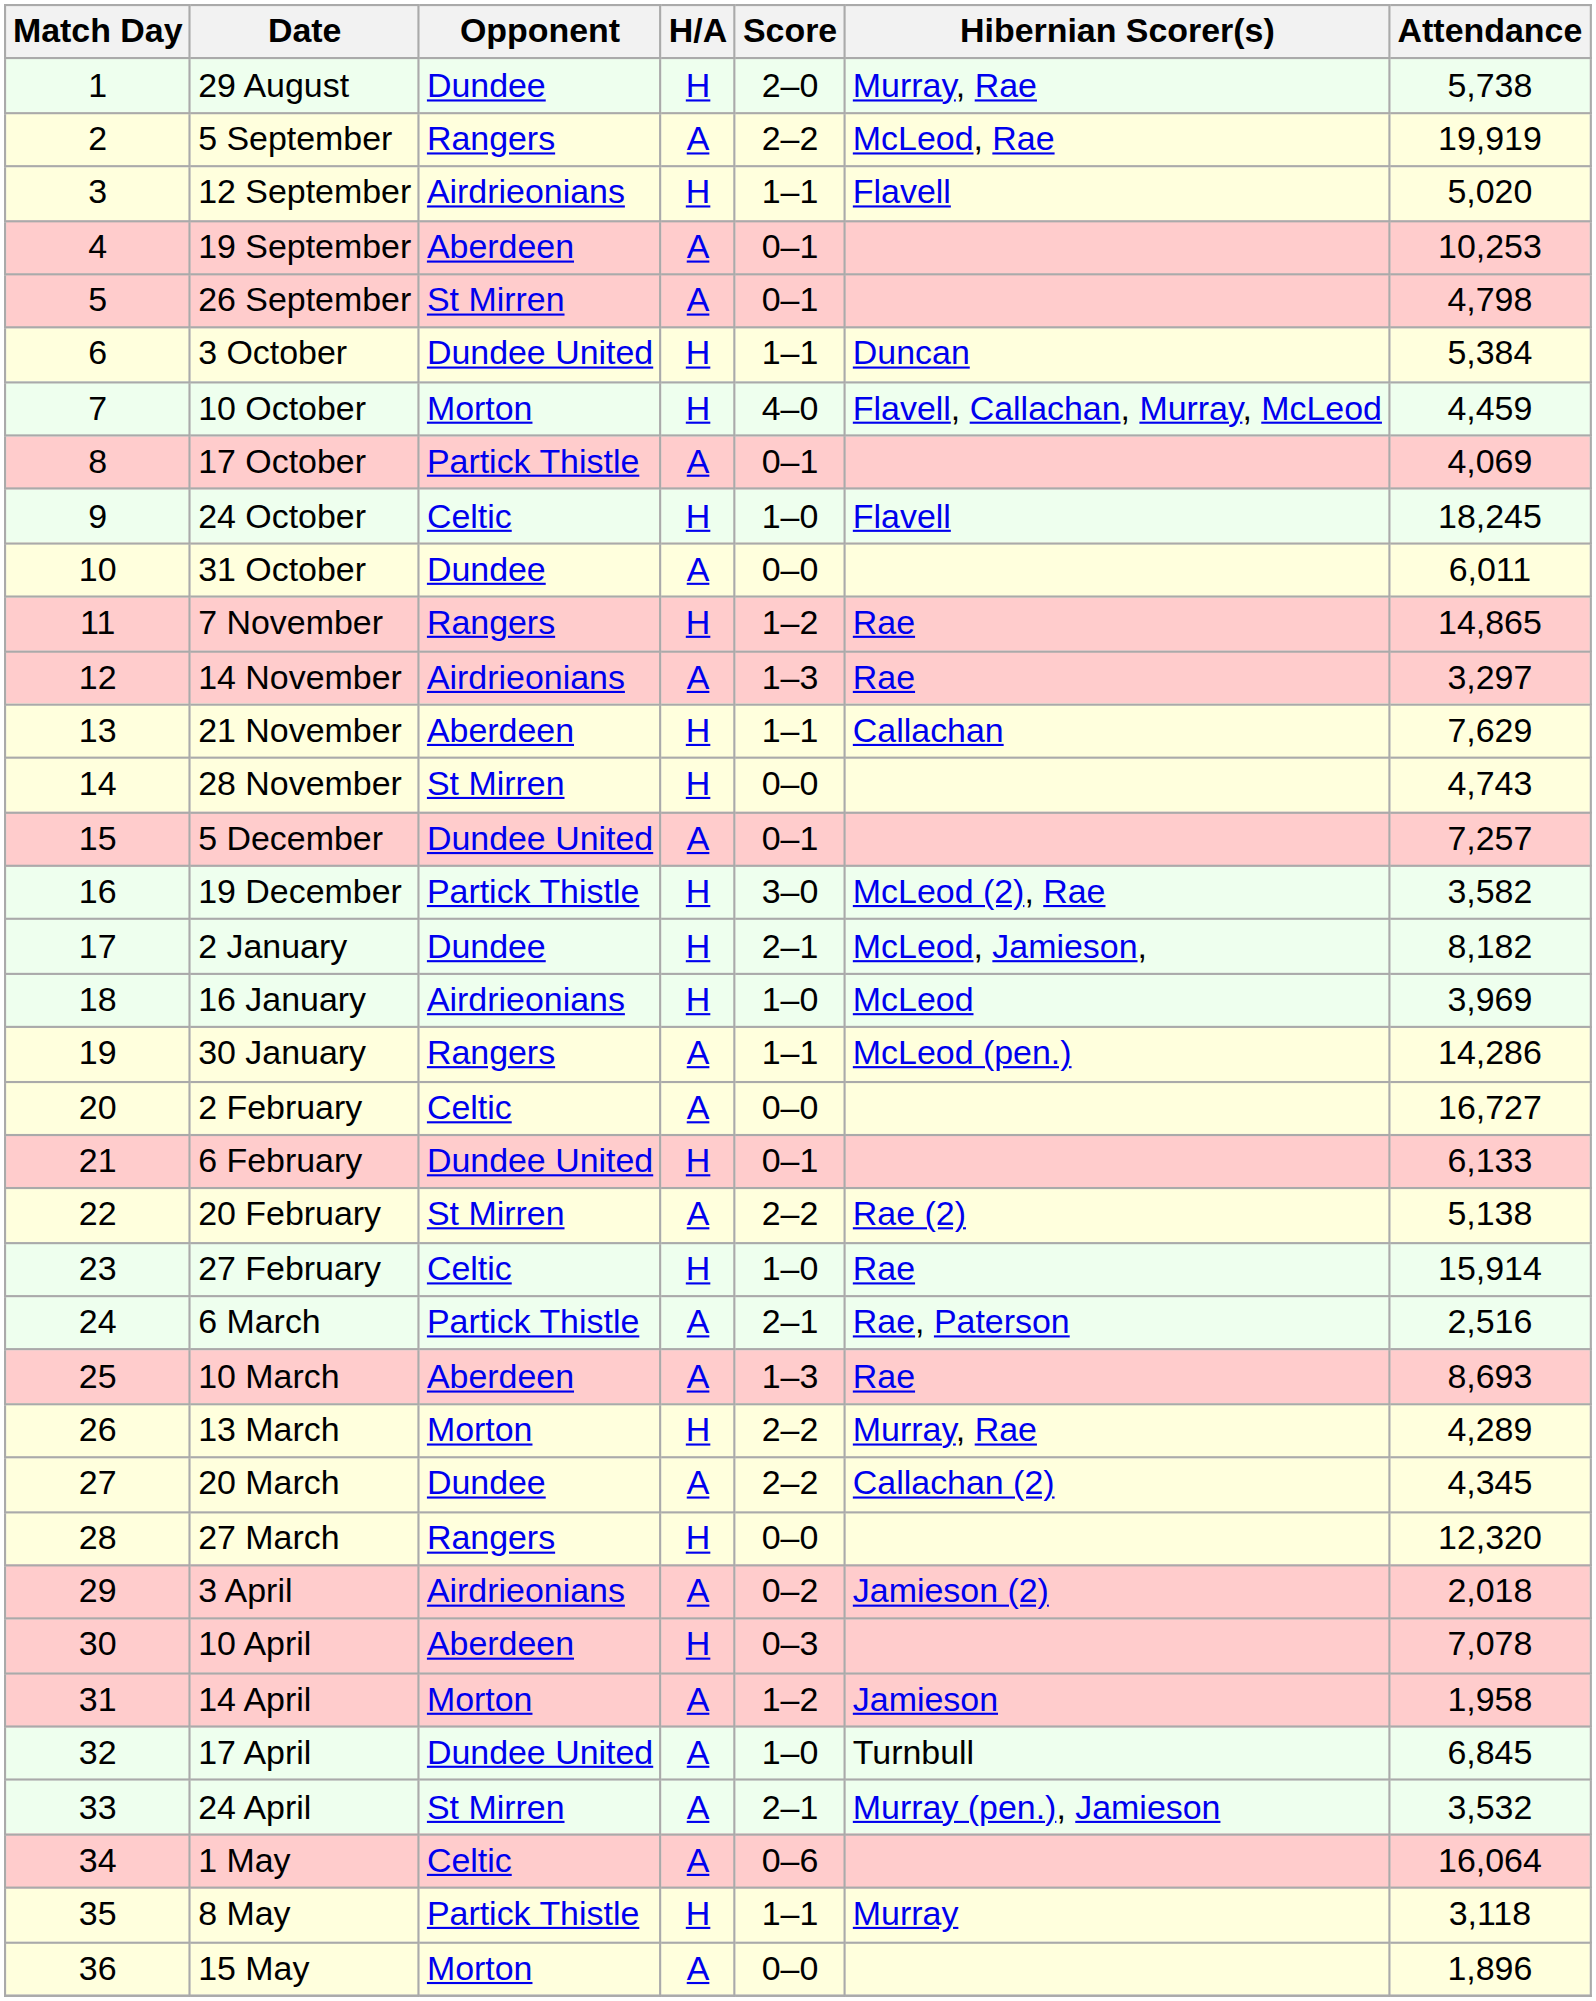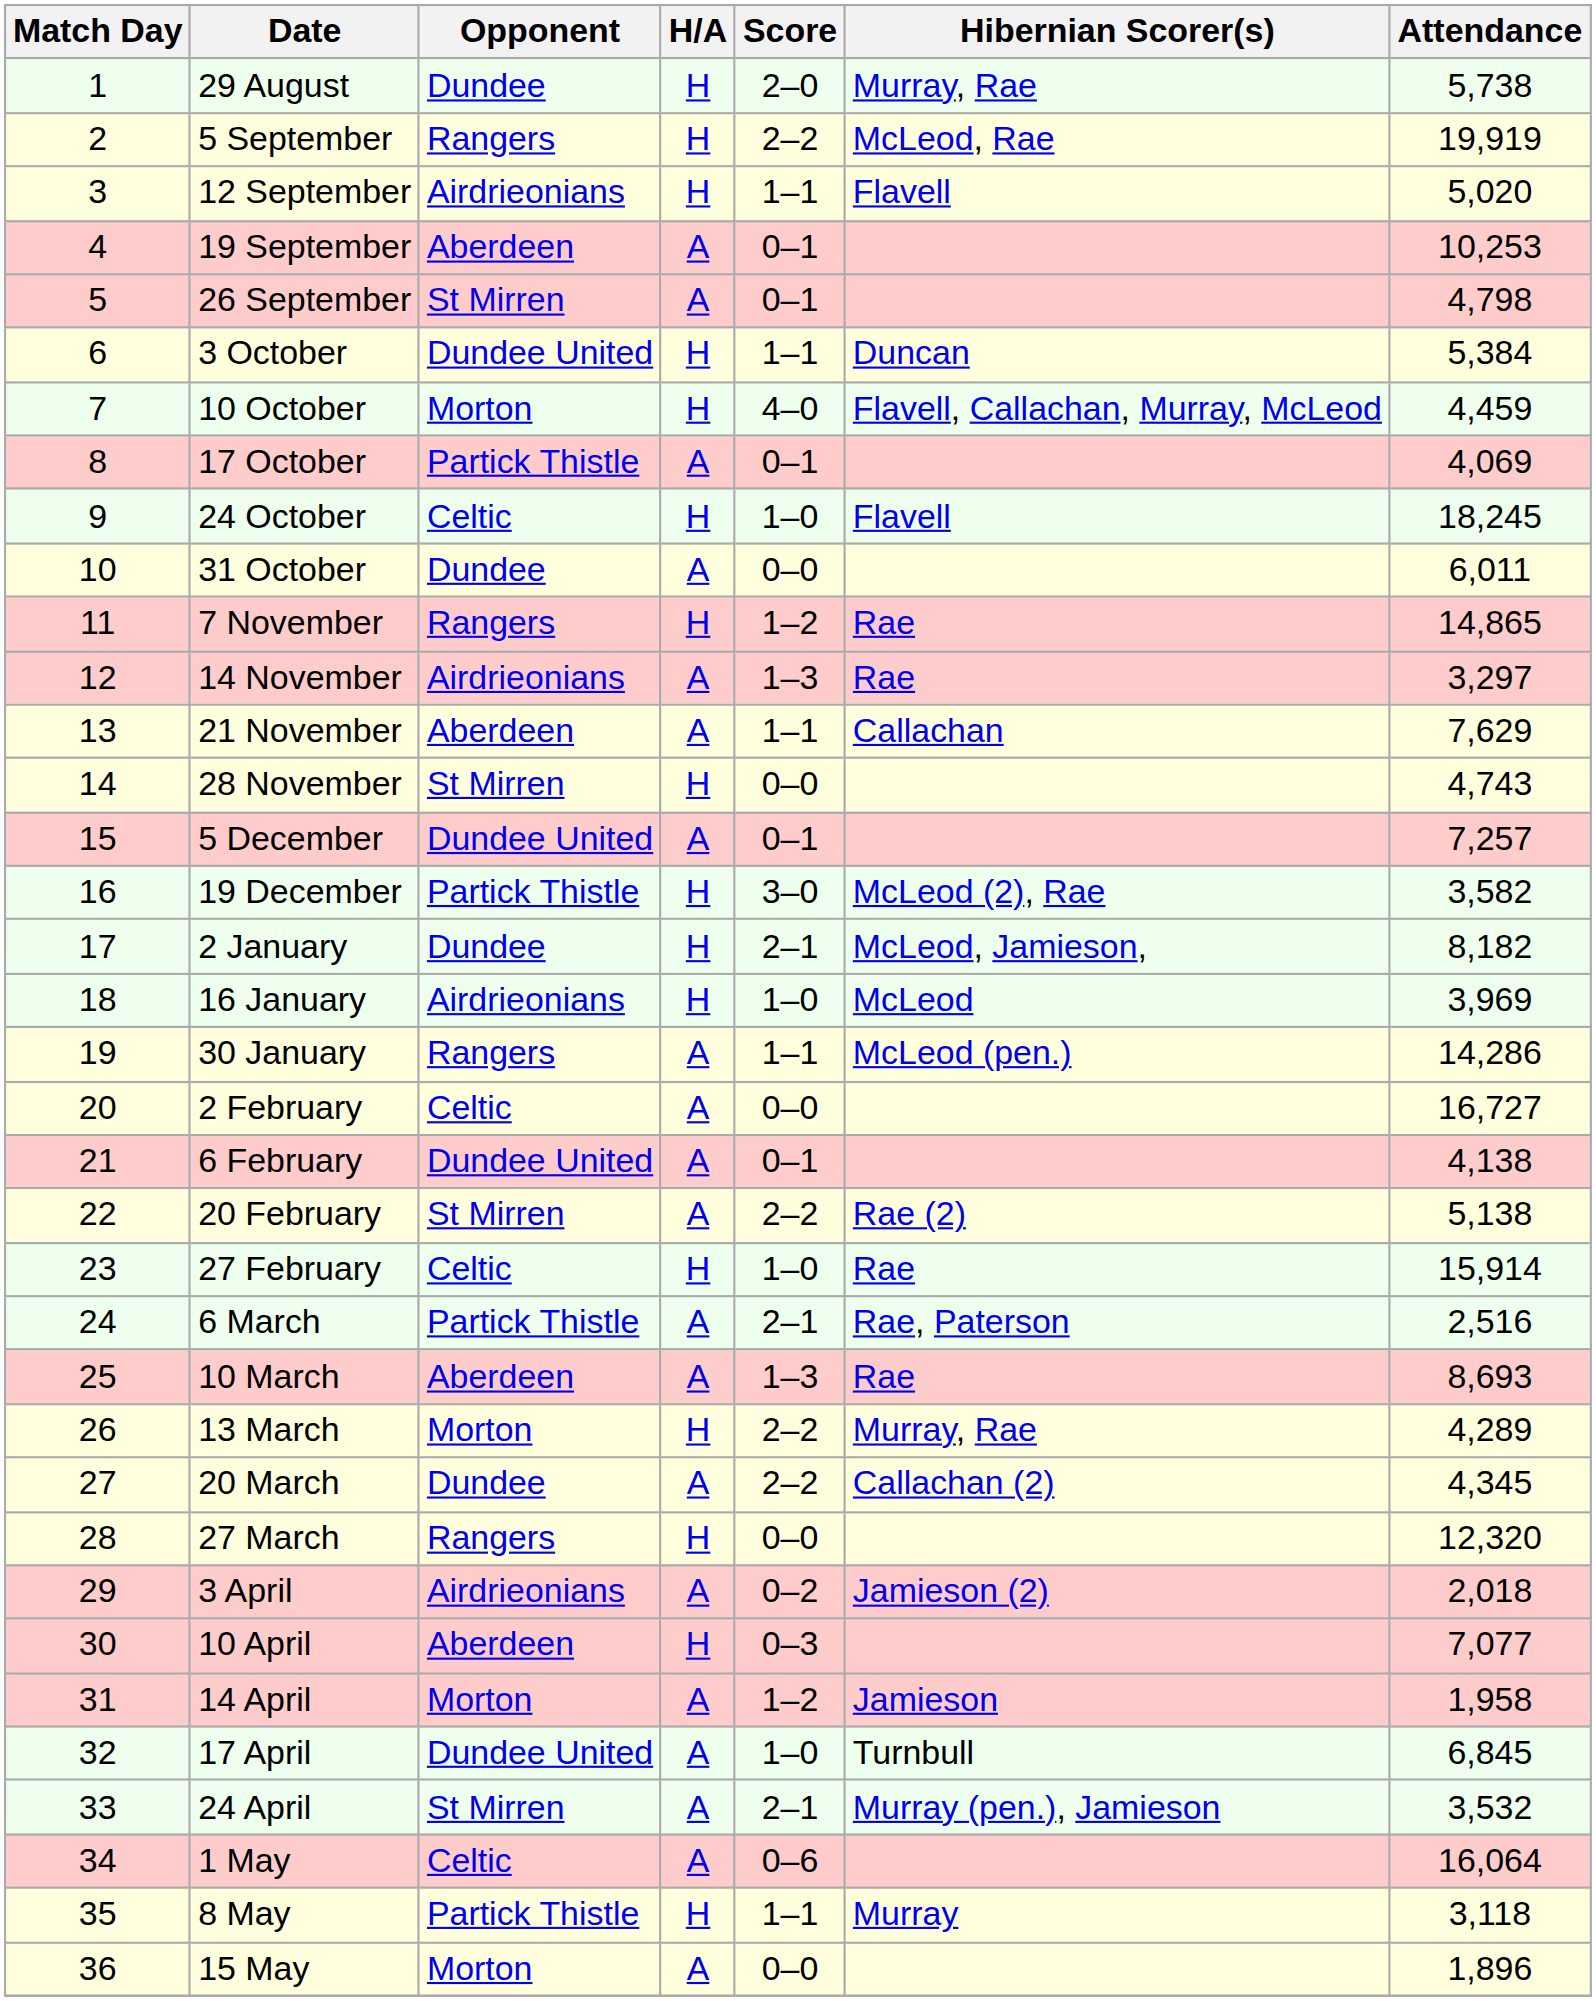(698, 138) A -> (698, 138) H
(698, 730) H -> (698, 730) A
(698, 1161) H -> (698, 1161) A
(1490, 1161) 6,133 -> (1490, 1161) 4,138
(1490, 1645) 7,078 -> (1490, 1645) 7,077
